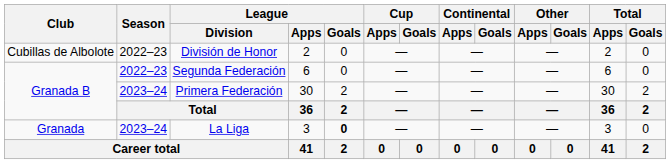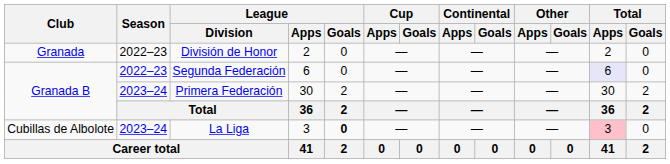(61, 52) Cubillas de Albolote -> (61, 52) Granada
(608, 71) no background -> (608, 71) lavender background
(61, 129) Granada -> (61, 129) Cubillas de Albolote
(608, 129) no background -> (608, 129) pink background
